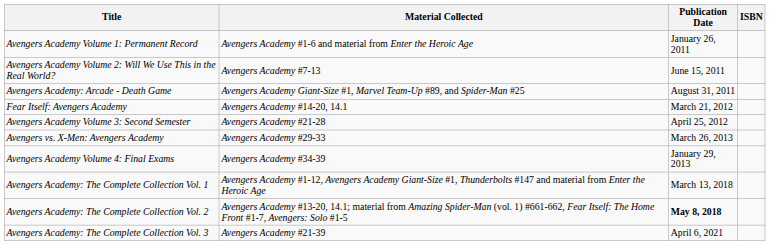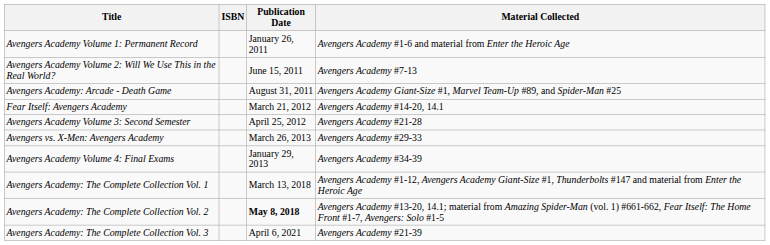columns swapped: (444, 17) <-> (751, 17)
